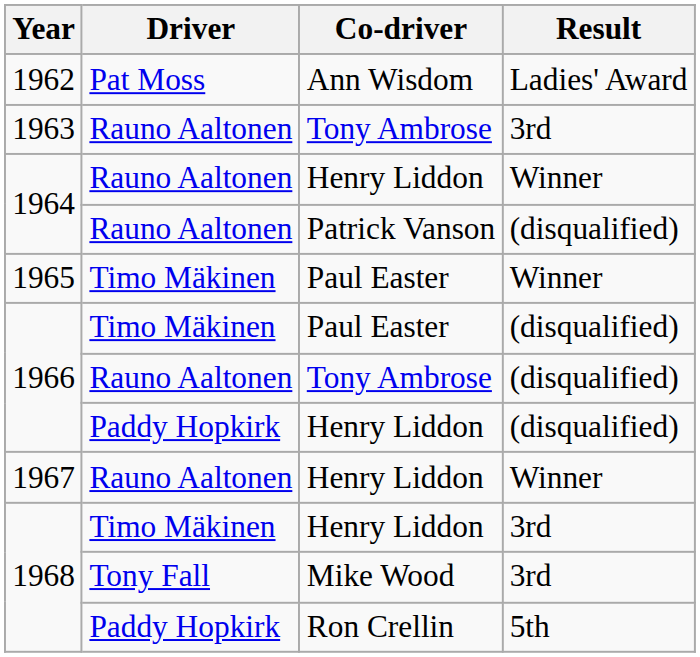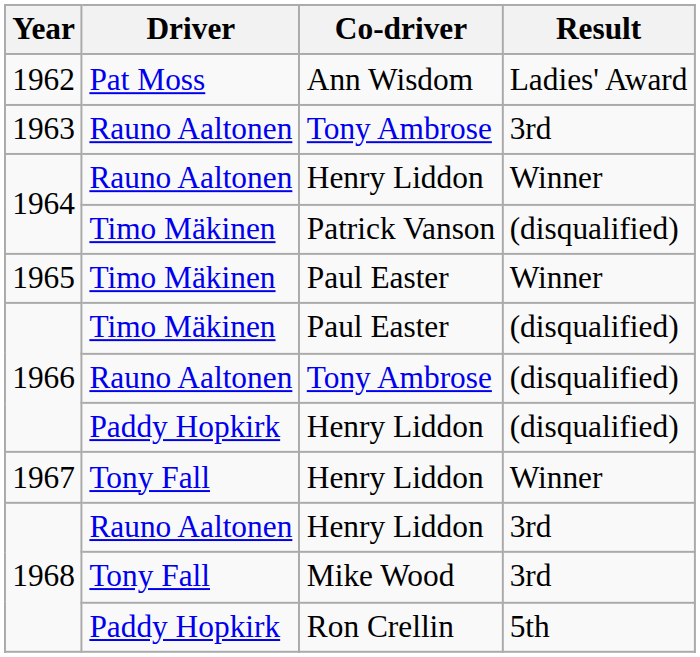(191, 228) Rauno Aaltonen -> (182, 228) Timo Mäkinen
(191, 476) Rauno Aaltonen -> (150, 476) Tony Fall
(182, 526) Timo Mäkinen -> (191, 526) Rauno Aaltonen
